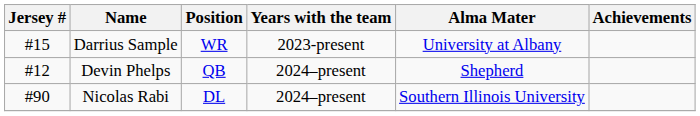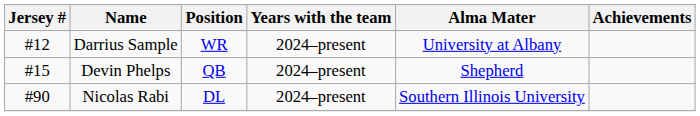(37, 44) #15 -> (37, 44) #12
(321, 44) 2023-present -> (321, 44) 2024–present
(37, 70) #12 -> (37, 70) #15
